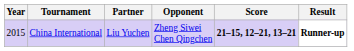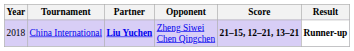(16, 33) 2015 -> (16, 33) 2018
(128, 33) normal -> (129, 33) bold
